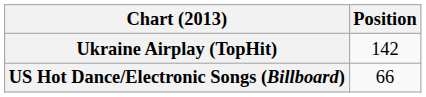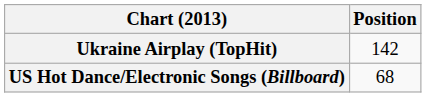(385, 77) 66 -> (385, 77) 68
